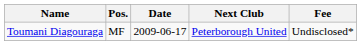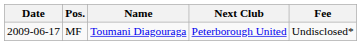columns swapped: (160, 13) <-> (55, 13)
